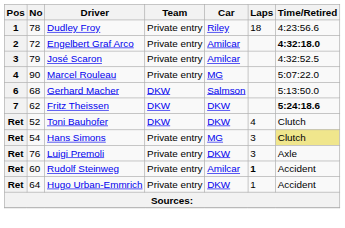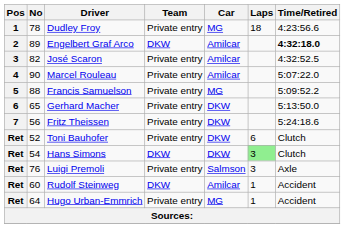(218, 28) Riley -> (215, 28) MG
(35, 44) 72 -> (35, 44) 89
(175, 44) Private entry -> (159, 44) DKW
(35, 59) 79 -> (35, 59) 82
(215, 75) MG -> (224, 75) Amilcar
+ row: (89, 91)
(35, 91) 68 -> (35, 106) 65
(159, 91) DKW -> (175, 106) Private entry
(226, 91) Salmson -> (219, 106) DKW
(35, 106) 62 -> (35, 122) 56
(159, 106) DKW -> (175, 122) Private entry
(299, 106) bold -> (298, 122) normal
(159, 122) DKW -> (175, 137) Private entry
(253, 122) 4 -> (253, 137) 6
(175, 137) Private entry -> (159, 153) DKW
(215, 137) MG -> (219, 153) DKW
(253, 137) no background -> (253, 153) lightgreen background
(292, 137) khaki background -> (292, 153) no background
(219, 153) DKW -> (226, 169) Salmson
(175, 169) Private entry -> (159, 184) DKW
(253, 169) bold -> (253, 184) normal
(219, 184) DKW -> (215, 200) MG
